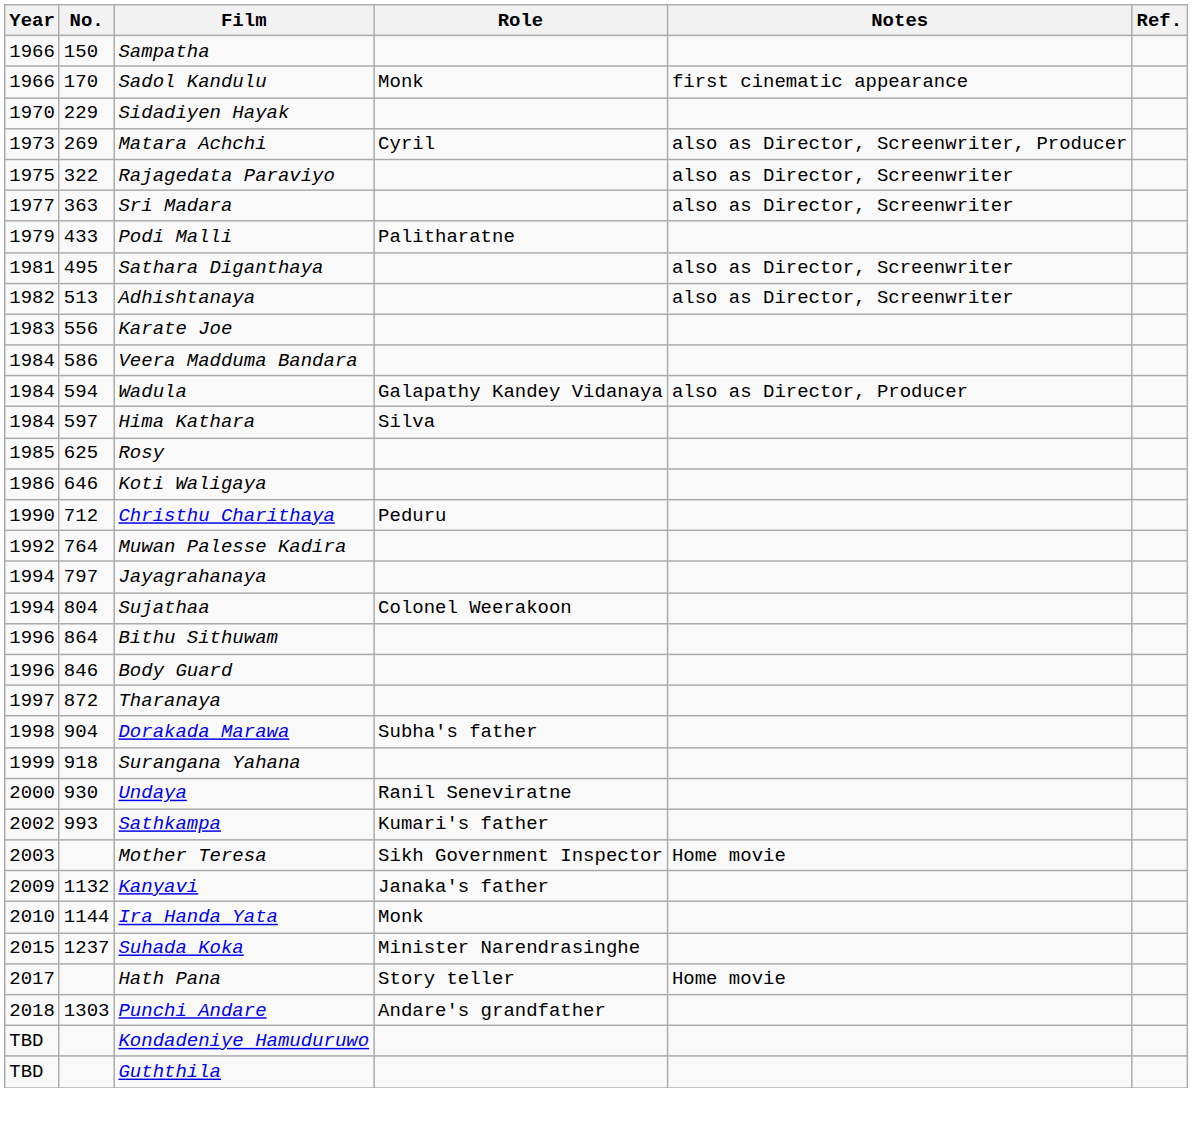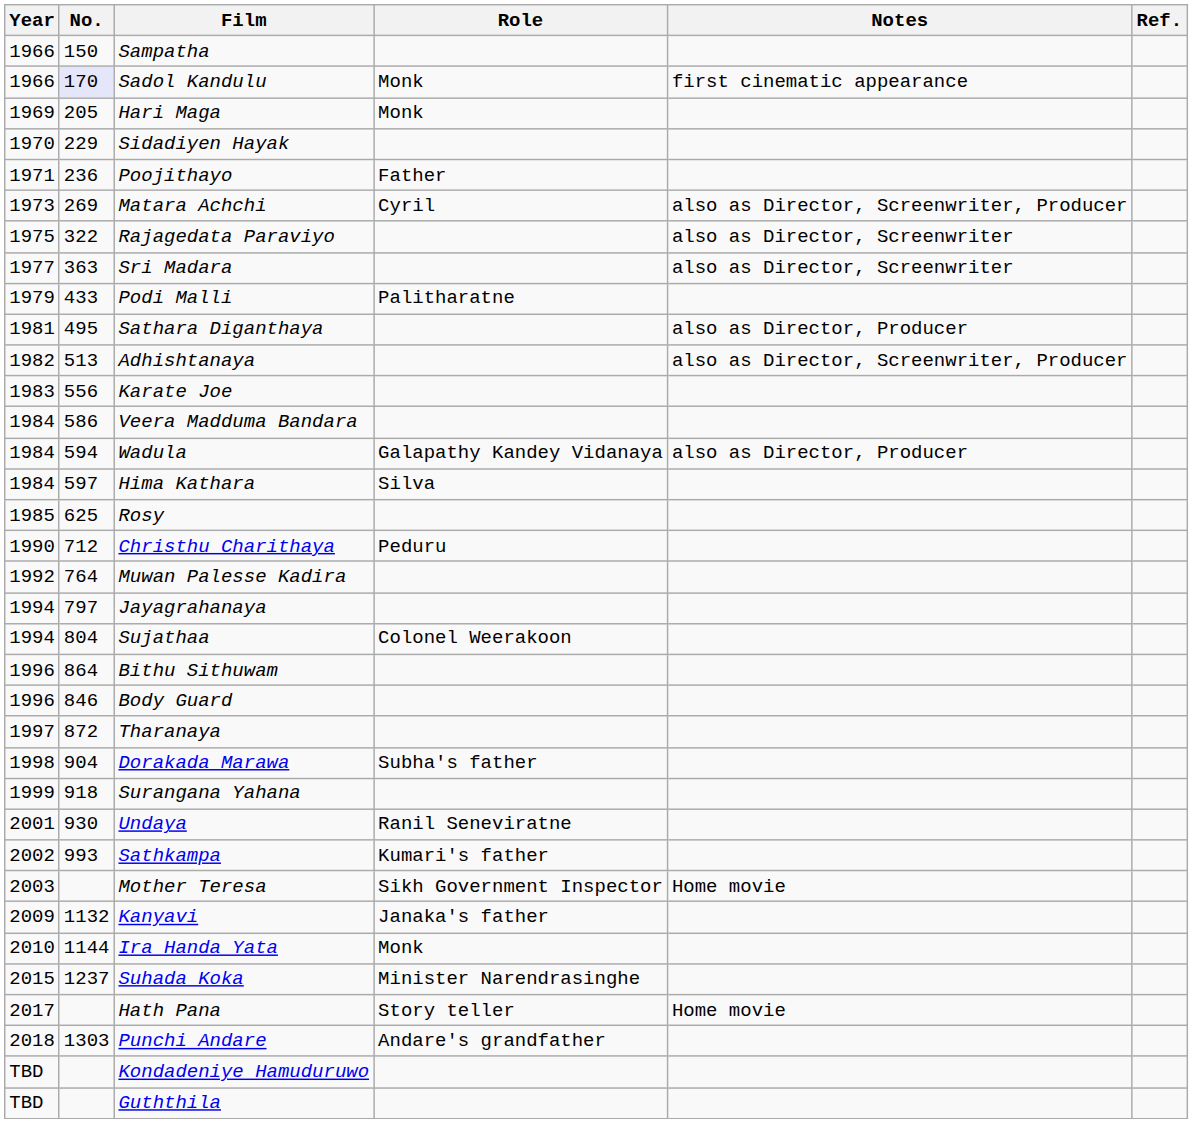(81, 82) no background -> (81, 82) lavender background
+ row: (170, 113)
+ row: (175, 175)
(843, 268) also as Director, Screenwriter -> (820, 330) also as Director, Producer
(843, 299) also as Director, Screenwriter -> (900, 360) also as Director, Screenwriter, Producer
- row: (193, 484)
(32, 794) 2000 -> (32, 824) 2001
